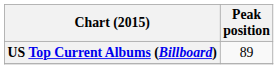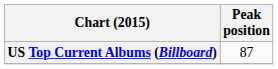(247, 52) 89 -> (247, 52) 87
